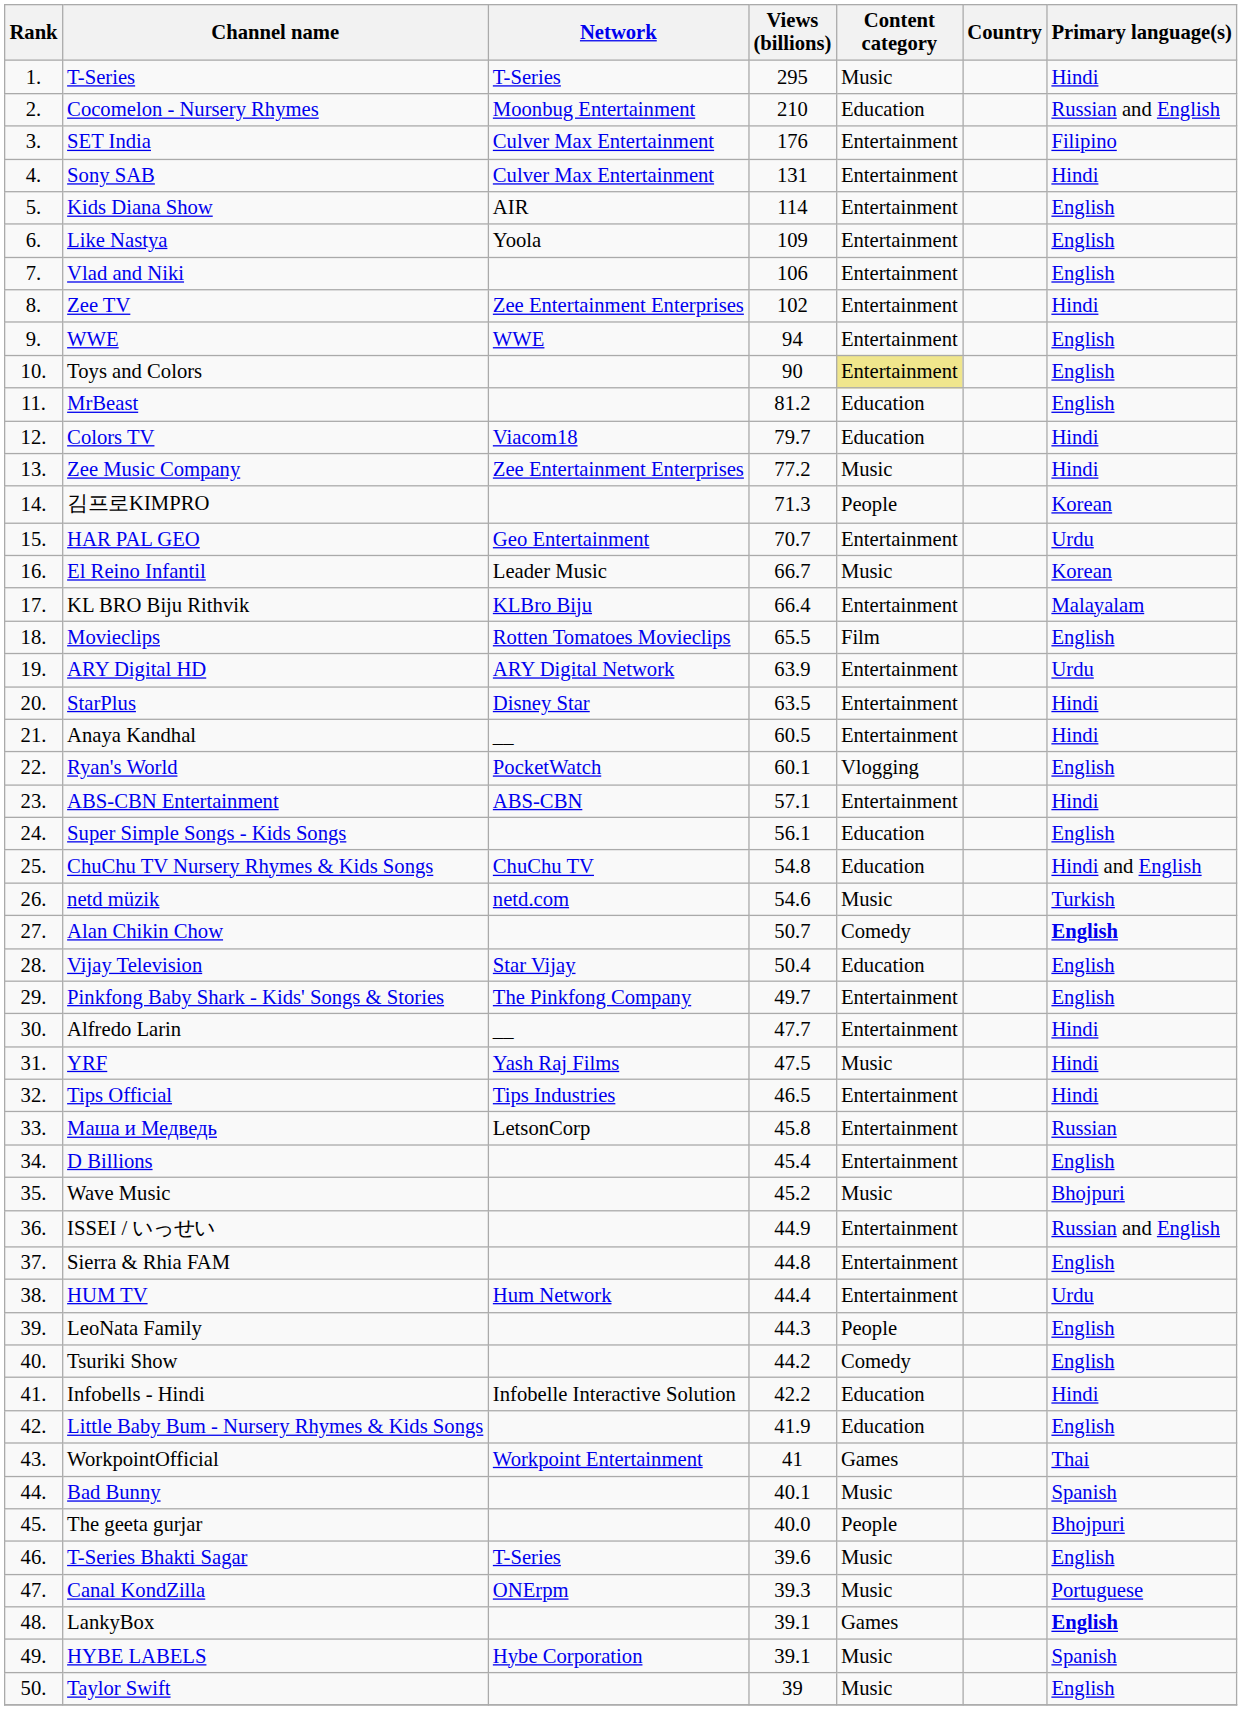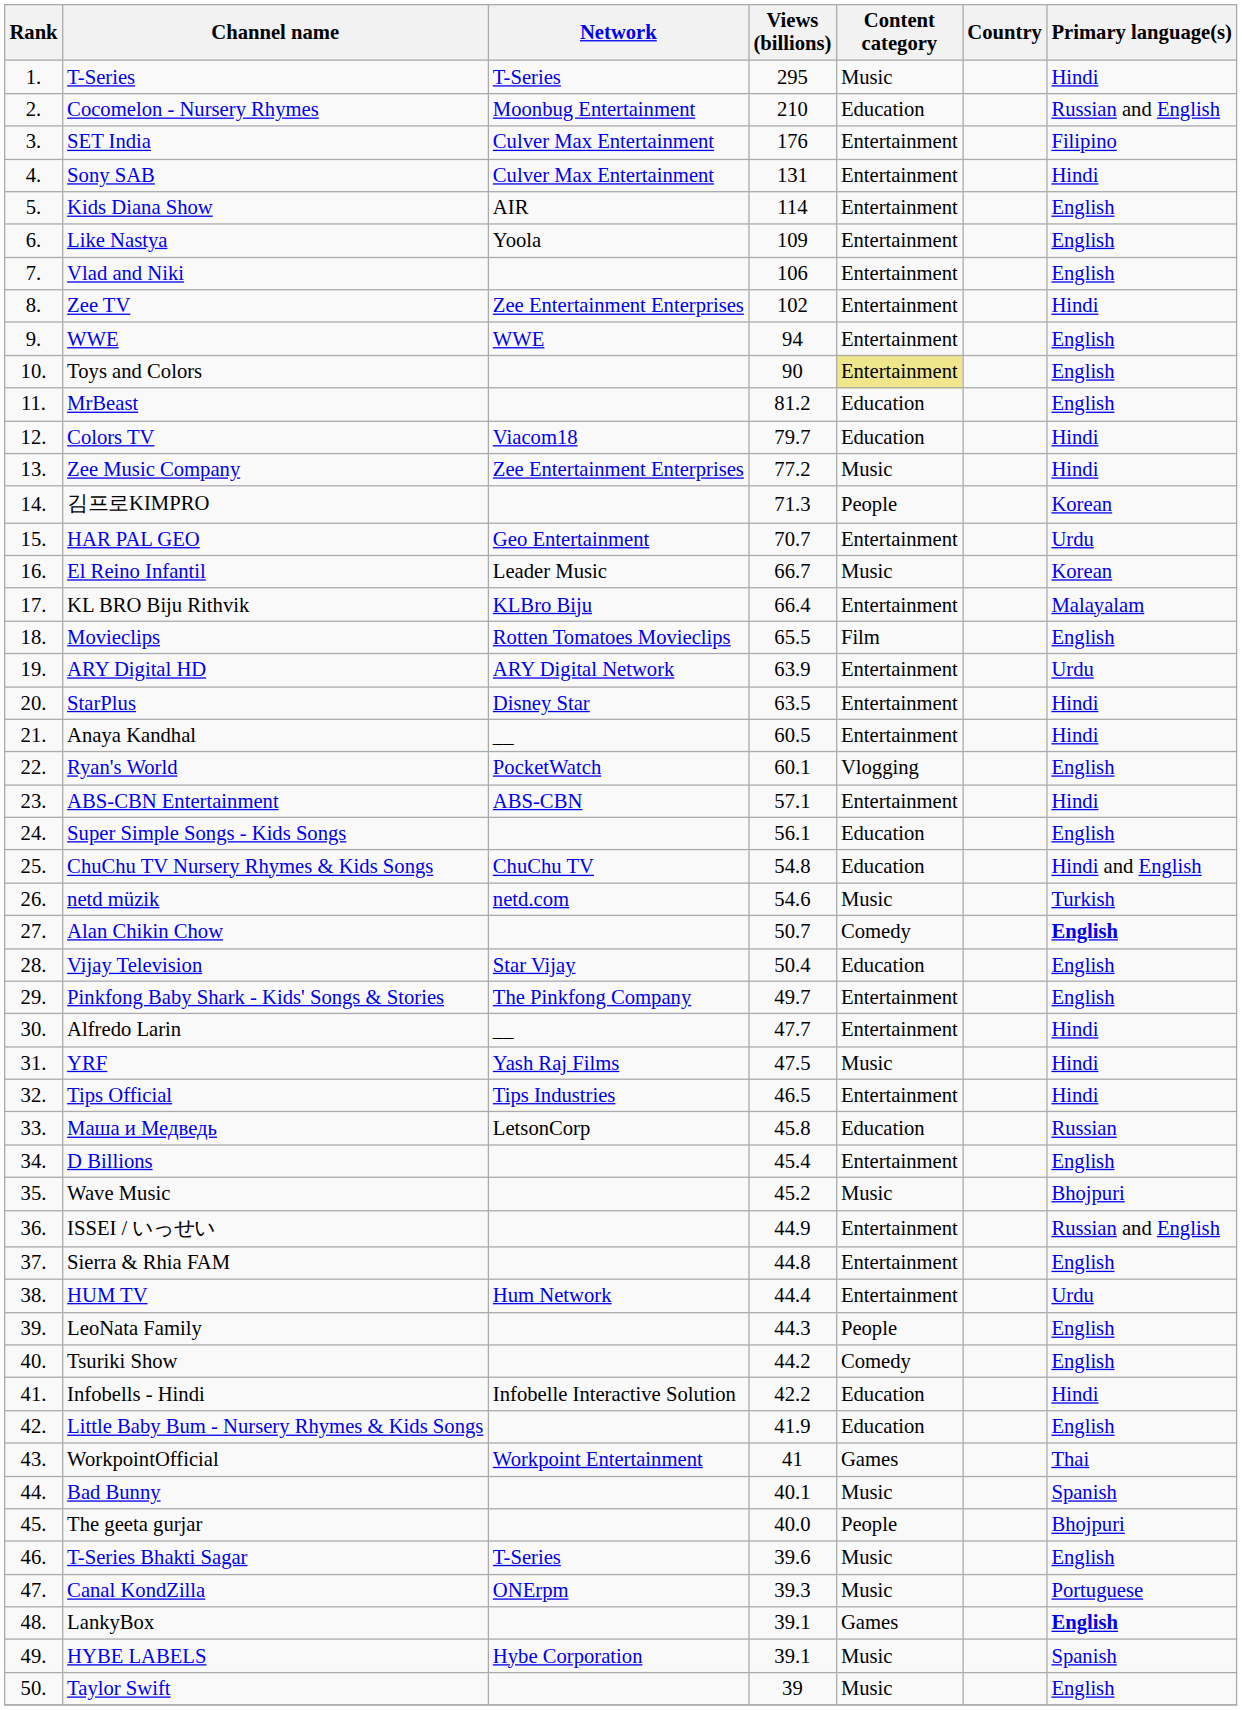(899, 1128) Entertainment -> (883, 1128) Education
